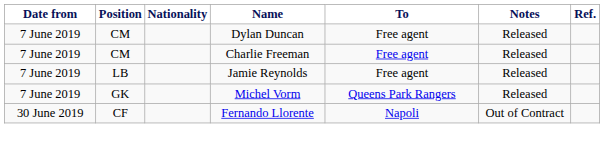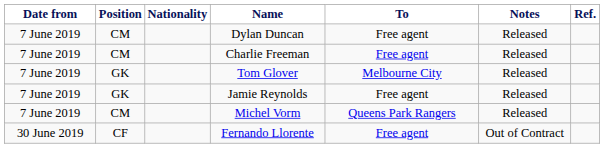+ row: (268, 73)
(120, 73) LB -> (120, 93) GK
(120, 93) GK -> (120, 113) CM
(402, 113) Napoli -> (402, 133) Free agent
